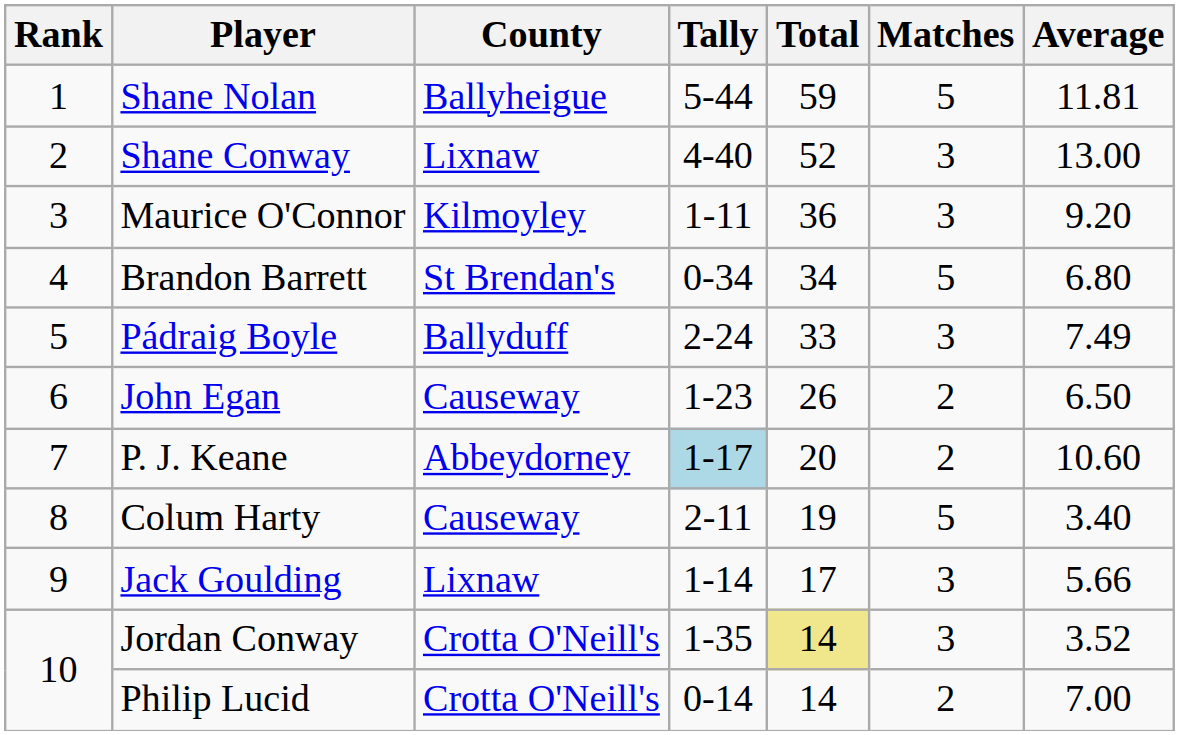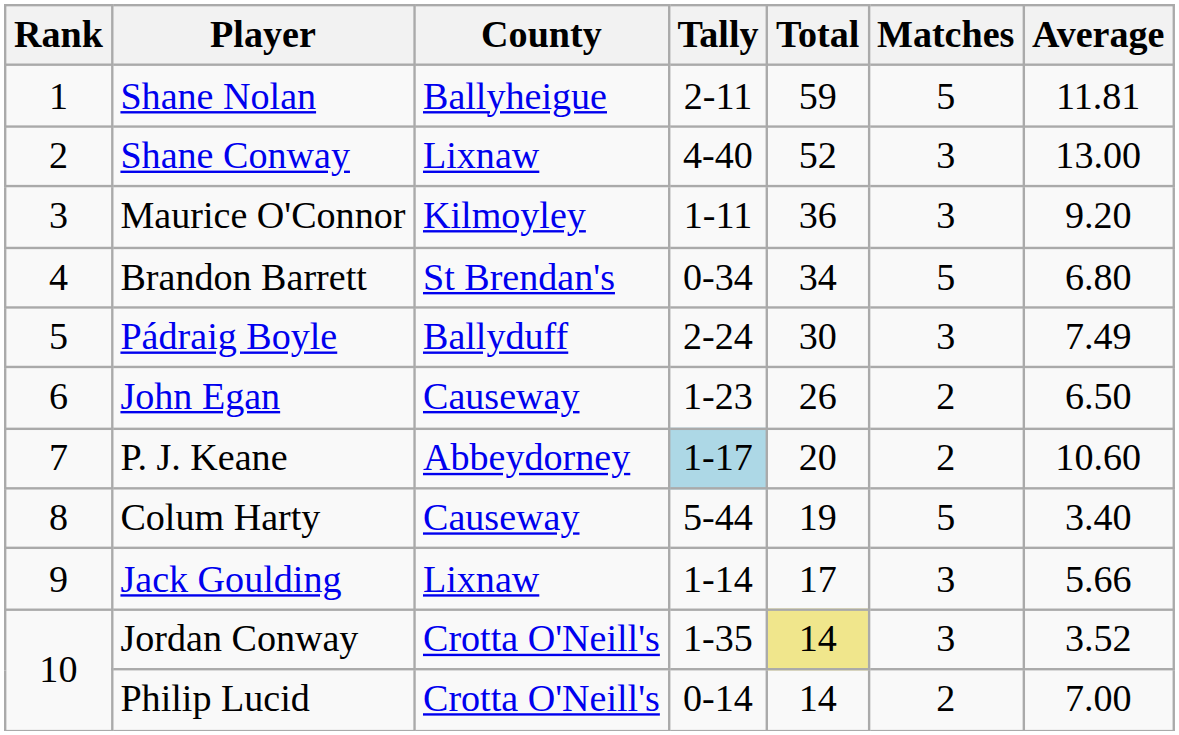(718, 95) 5-44 -> (718, 95) 2-11
(818, 336) 33 -> (818, 336) 30
(718, 517) 2-11 -> (718, 517) 5-44
